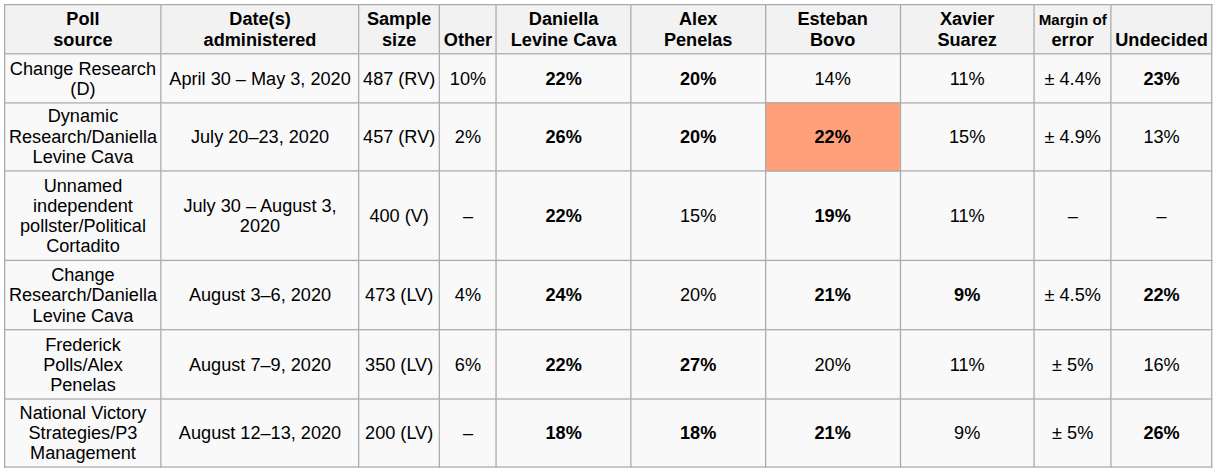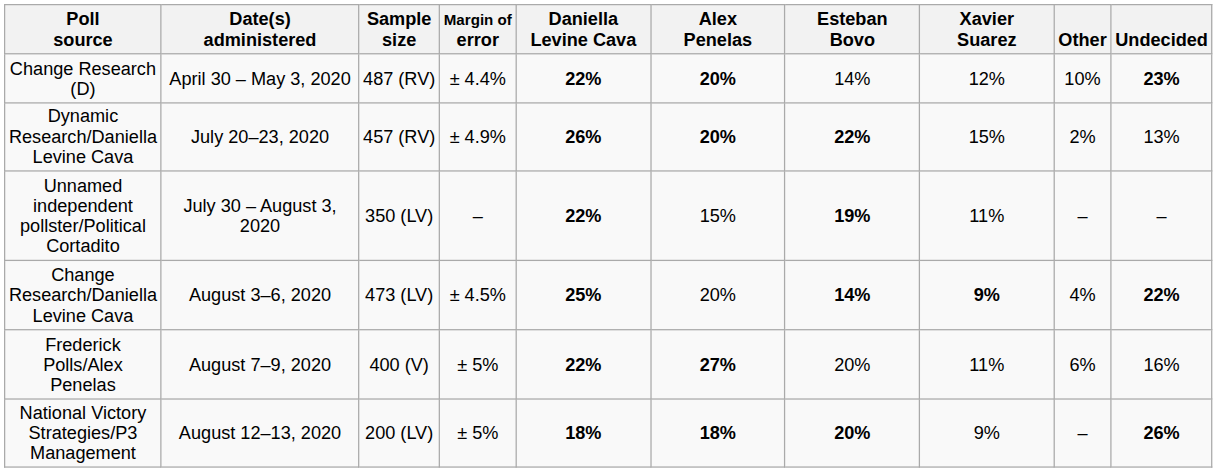columns swapped: (1073, 31) <-> (468, 40)
(967, 78) 11% -> (987, 78) 12%
(833, 137) lightsalmon background -> (852, 137) no background
(399, 216) 400 (V) -> (399, 216) 350 (LV)
(564, 295) 24% -> (583, 295) 25%
(833, 295) 21% -> (852, 295) 14%
(399, 364) 350 (LV) -> (399, 364) 400 (V)
(833, 433) 21% -> (852, 433) 20%
